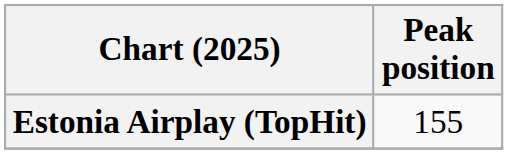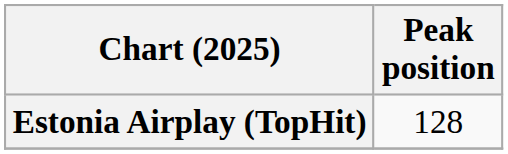(438, 121) 155 -> (438, 121) 128
